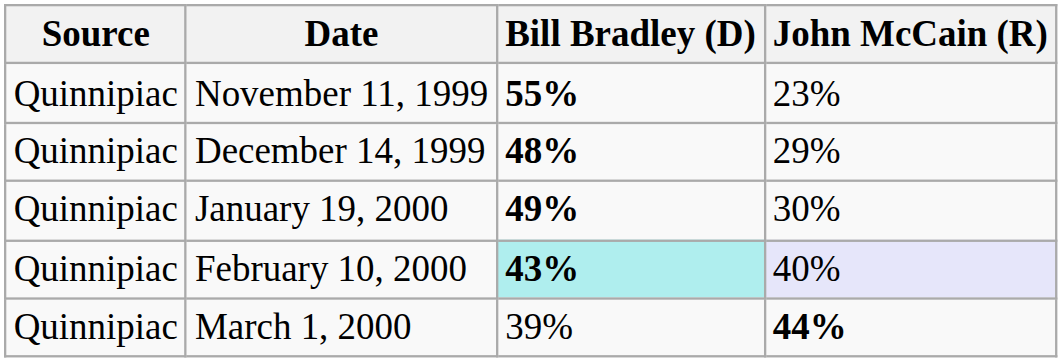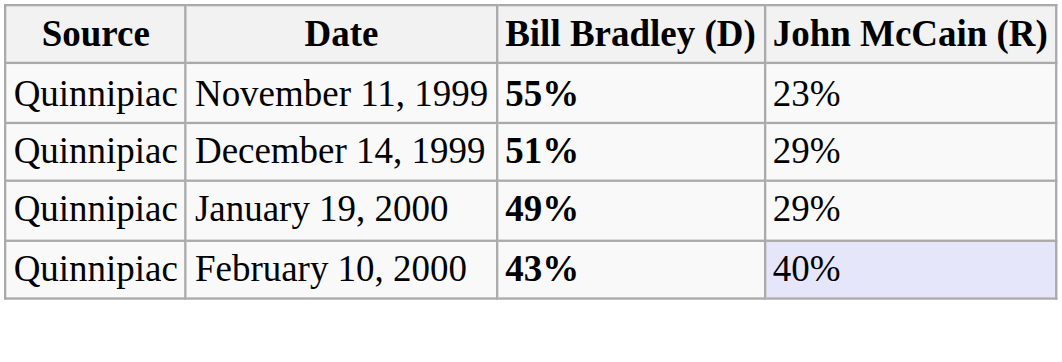(542, 151) 48% -> (542, 151) 51%
(807, 209) 30% -> (807, 209) 29%
(542, 268) paleturquoise background -> (542, 268) no background
- row: (303, 326)
